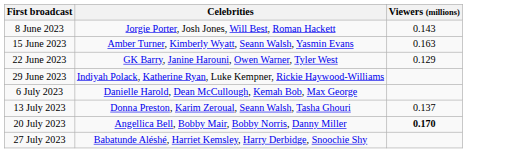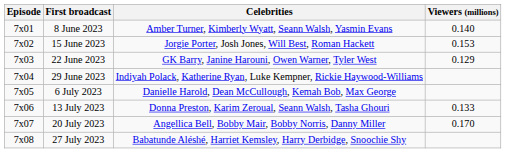+ column: (24, 12)
(231, 28) Jorgie Porter, Josh Jones, Will Best, Roman Hackett -> (269, 28) Amber Turner, Kimberly Wyatt, Seann Walsh, Yasmin Evans
(424, 28) 0.143 -> (463, 28) 0.140
(231, 44) Amber Turner, Kimberly Wyatt, Seann Walsh, Yasmin Evans -> (269, 44) Jorgie Porter, Josh Jones, Will Best, Roman Hackett
(424, 44) 0.163 -> (463, 44) 0.153
(424, 108) 0.137 -> (463, 108) 0.133
(424, 124) bold -> (463, 124) normal
